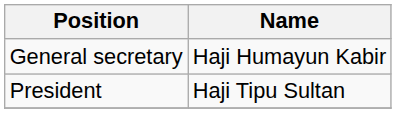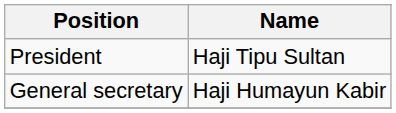rows swapped: (56, 90) <-> (96, 56)
